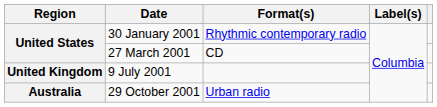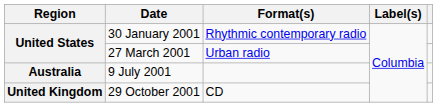(214, 53) CD -> (238, 53) Urban radio
(55, 72) United Kingdom -> (55, 72) Australia
(55, 92) Australia -> (55, 92) United Kingdom
(238, 92) Urban radio -> (214, 92) CD
